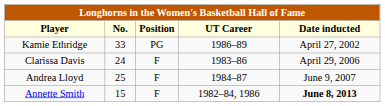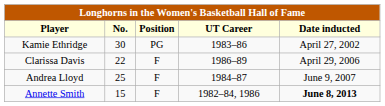(120, 45) 33 -> (120, 45) 30
(229, 45) 1986–89 -> (229, 45) 1983–86
(120, 61) 24 -> (120, 61) 22
(229, 61) 1983–86 -> (229, 61) 1986–89
